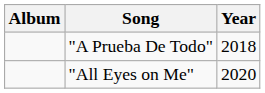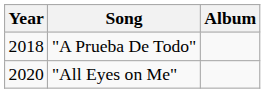columns swapped: (239, 18) <-> (35, 18)
